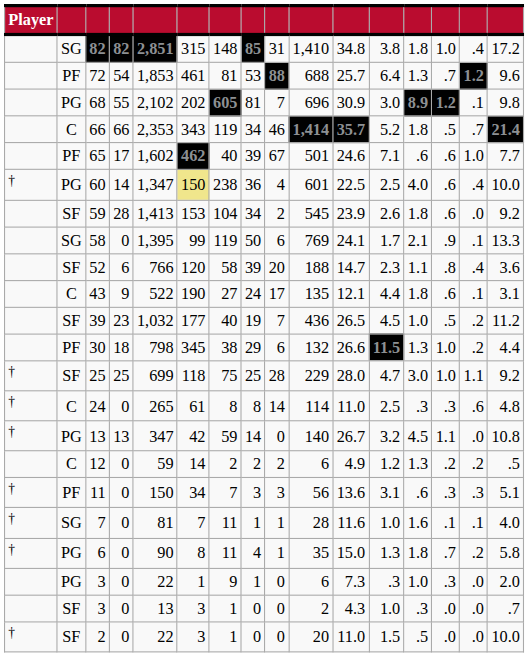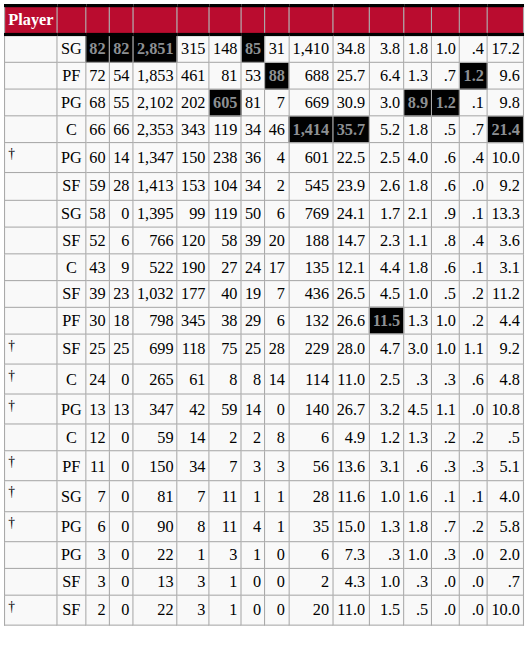(317, 102) 696 -> (317, 102) 669
- row: (71, 156)
(193, 184) khaki background -> (193, 158) no background
(281, 464) 2 -> (281, 437) 8
(233, 581) 9 -> (233, 554) 3
